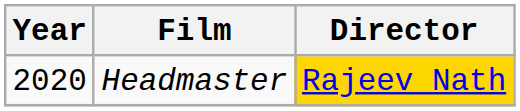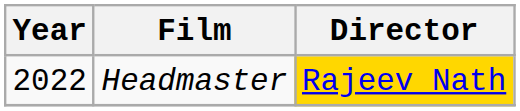(50, 81) 2020 -> (50, 81) 2022
